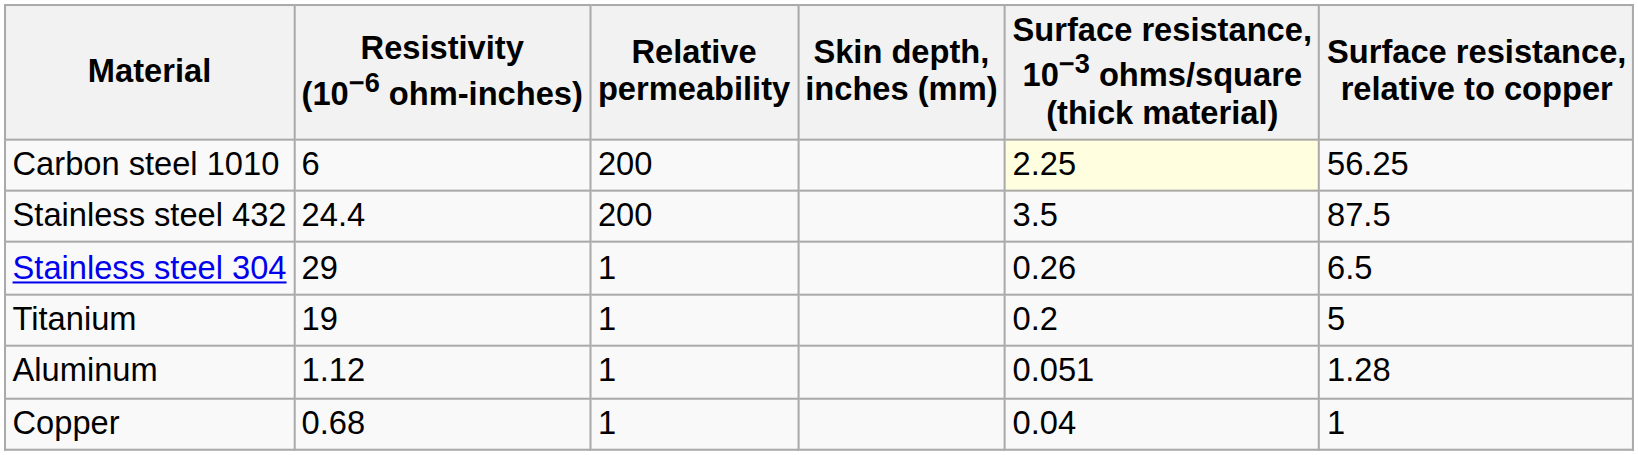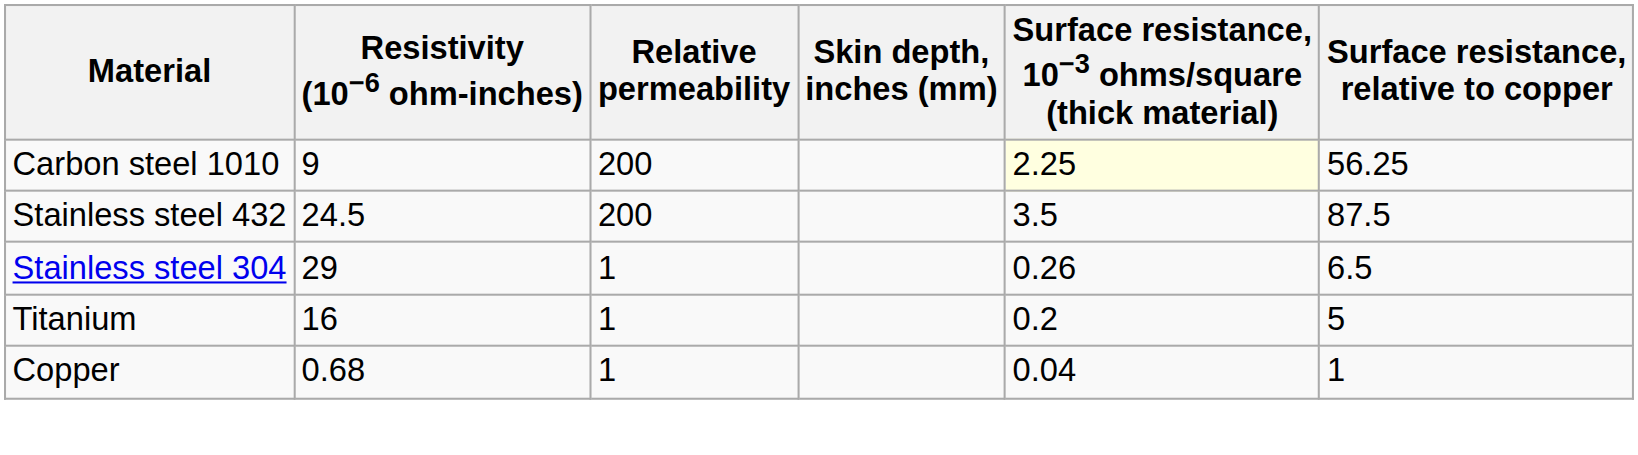(311, 164) 6 -> (311, 164) 9
(333, 216) 24.4 -> (333, 216) 24.5
(320, 319) 19 -> (320, 319) 16
- row: (85, 371)
